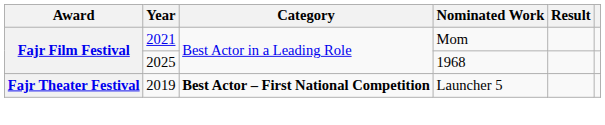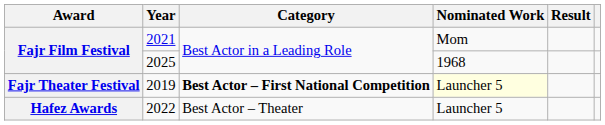(469, 85) no background -> (469, 85) lightyellow background
+ row: (161, 108)
